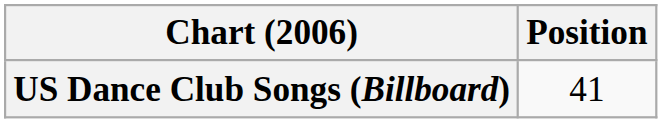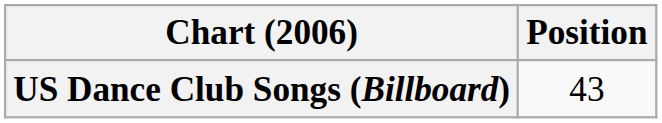(587, 88) 41 -> (587, 88) 43
